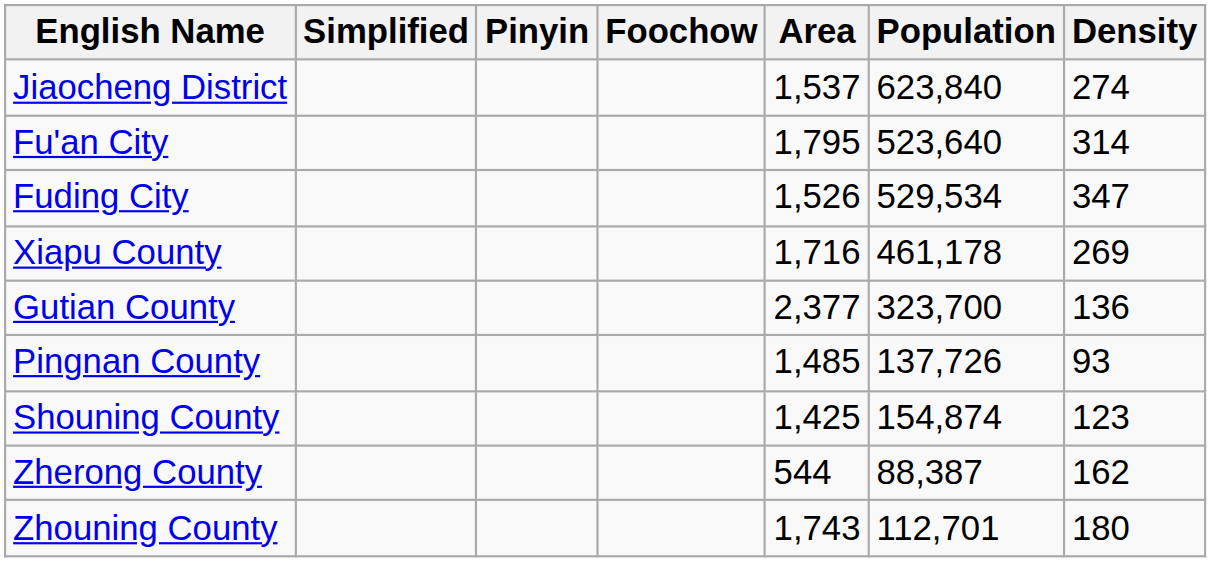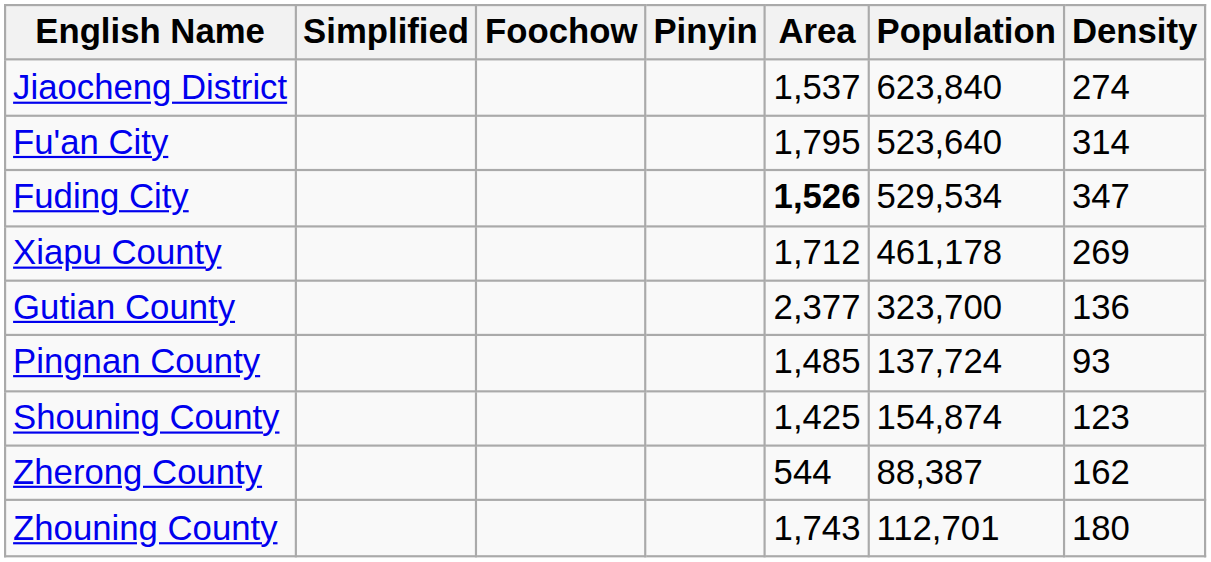columns swapped: (537, 32) <-> (681, 32)
(817, 197) normal -> (817, 197) bold
(817, 252) 1,716 -> (817, 252) 1,712
(939, 362) 137,726 -> (939, 362) 137,724
